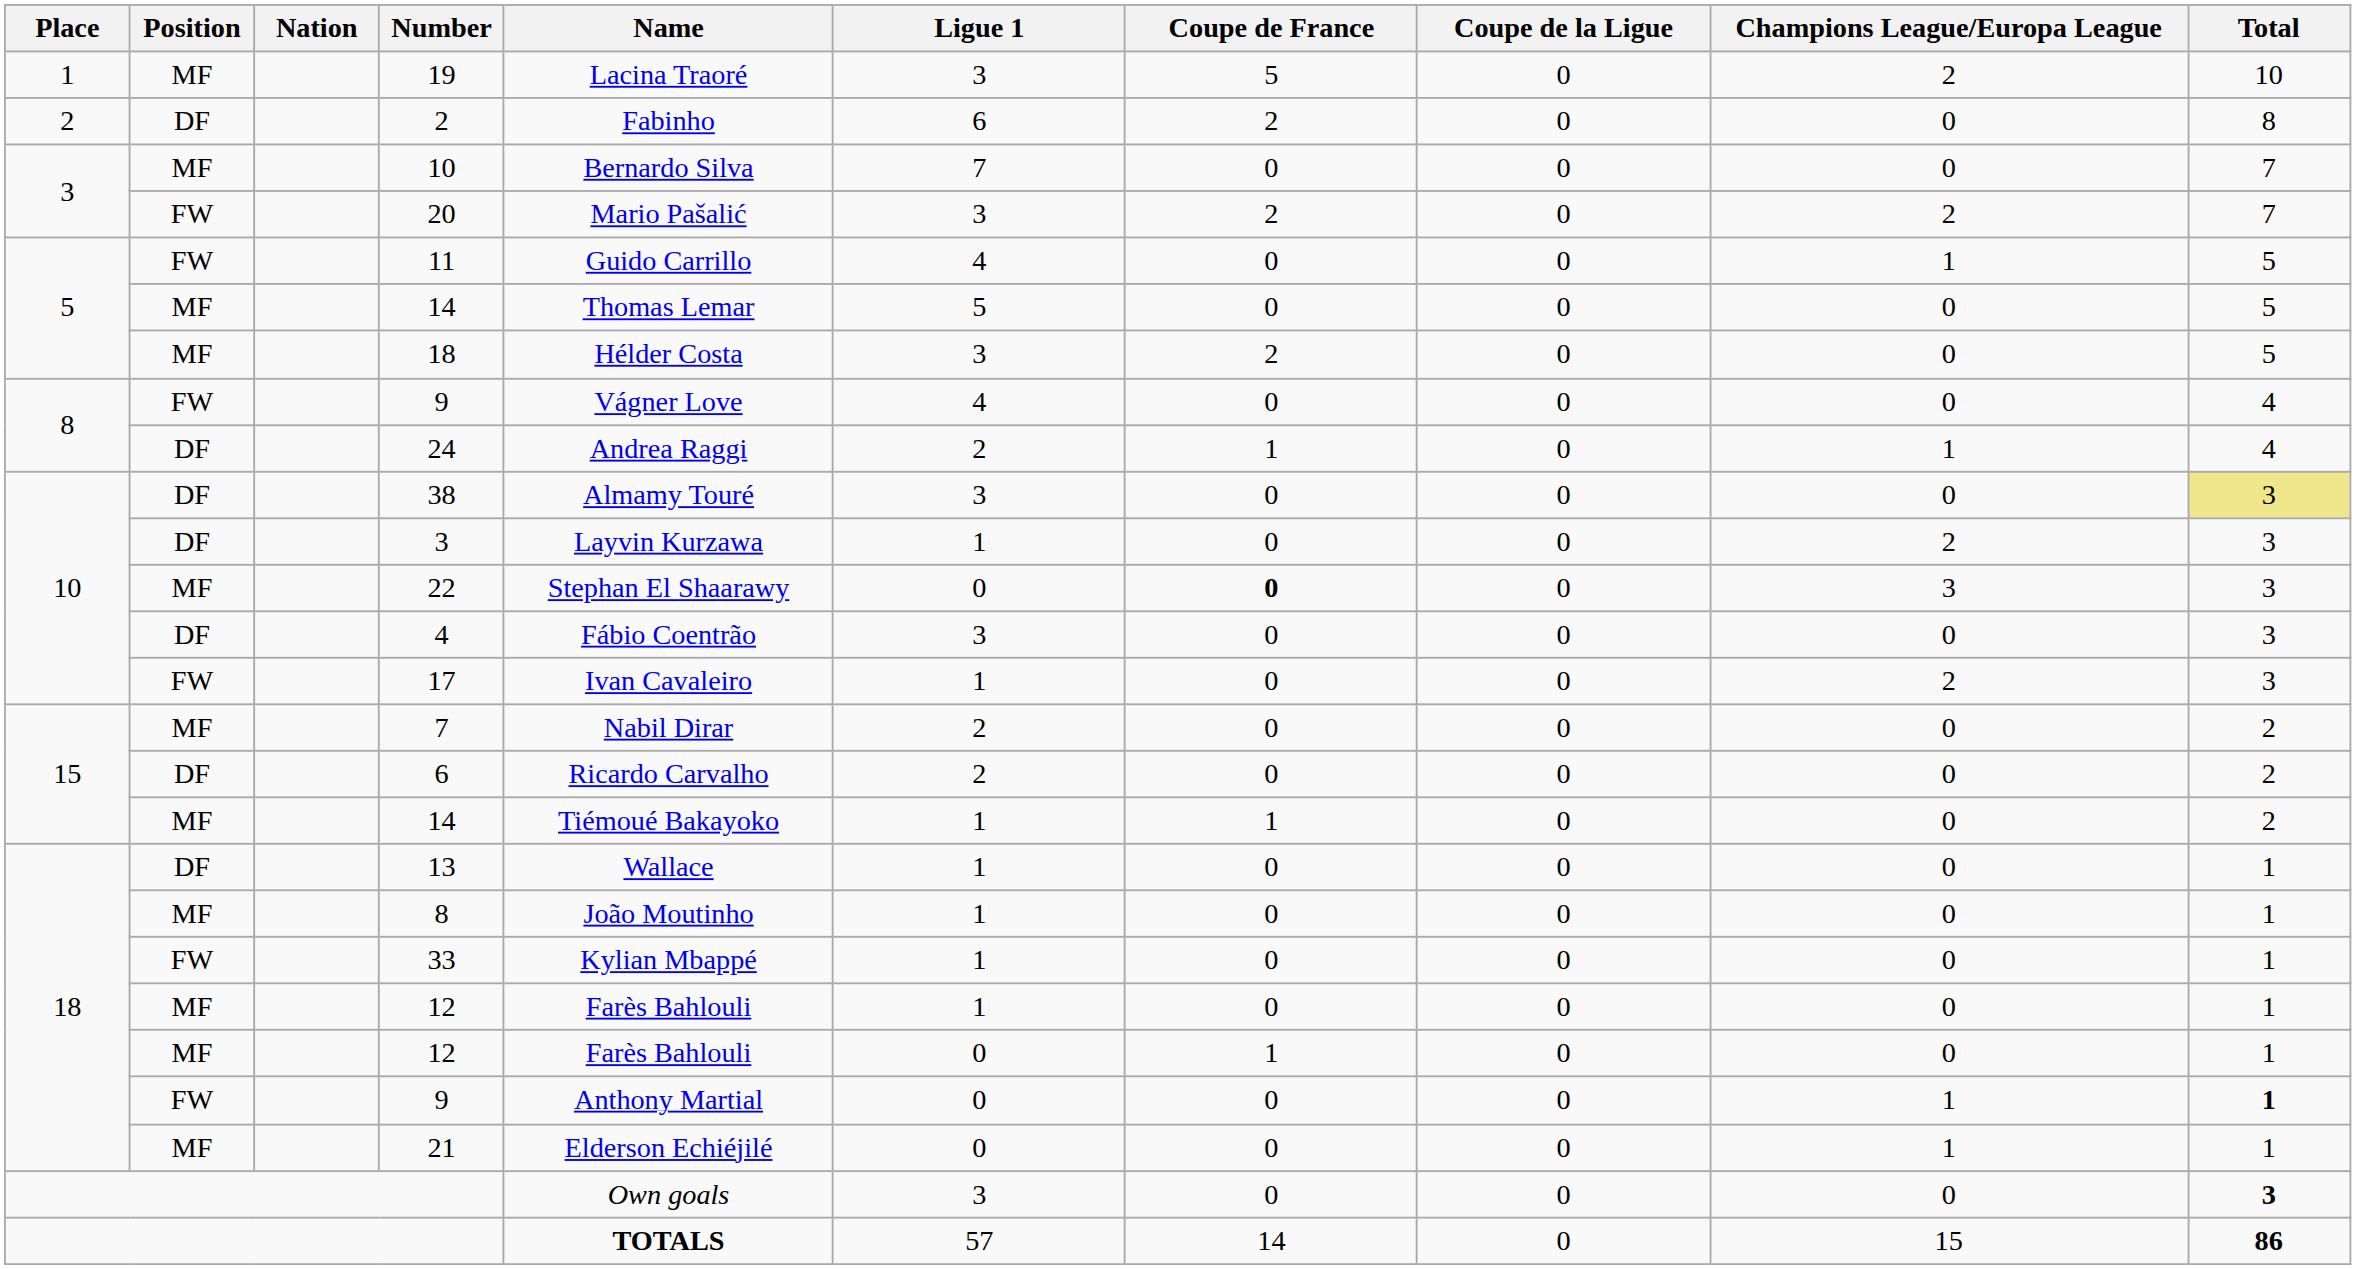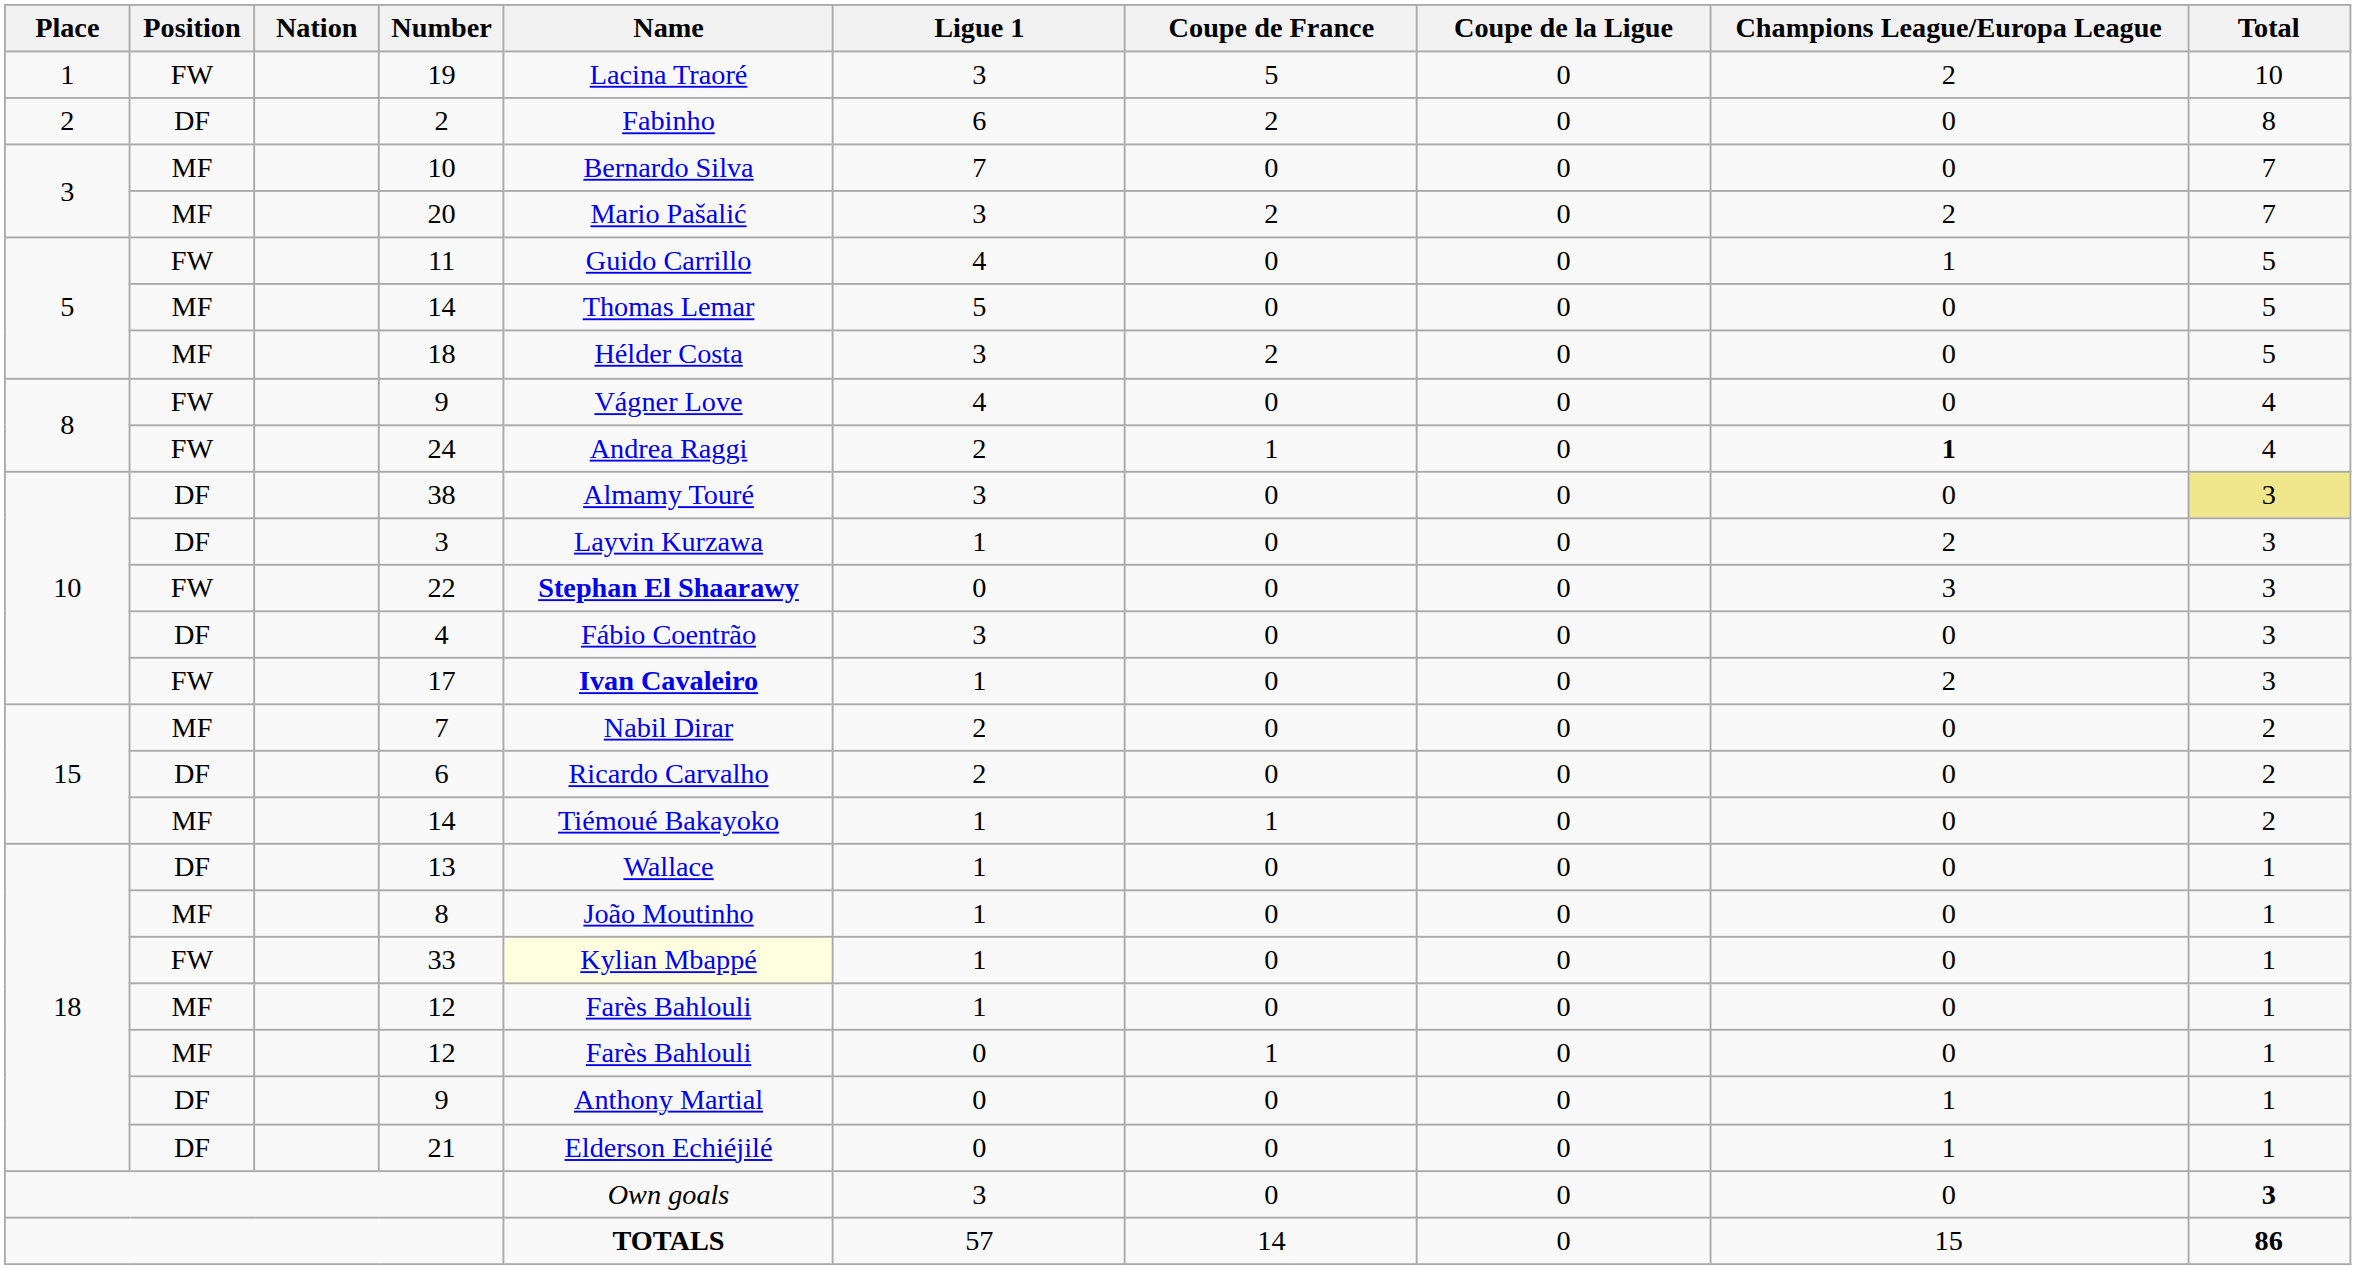(192, 74) MF -> (192, 74) FW
(192, 214) FW -> (192, 214) MF
(192, 447) DF -> (192, 447) FW
(1949, 447) normal -> (1949, 447) bold
(192, 587) MF -> (192, 587) FW
(669, 587) normal -> (669, 587) bold
(1271, 587) bold -> (1271, 587) normal
(669, 680) normal -> (669, 680) bold
(669, 960) no background -> (669, 960) lightyellow background
(192, 1100) FW -> (192, 1100) DF
(2269, 1100) bold -> (2269, 1100) normal
(192, 1146) MF -> (192, 1146) DF
